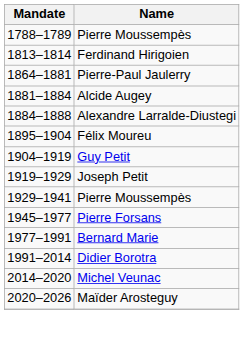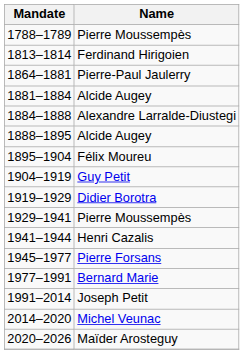+ row: (39, 136)
(113, 177) Joseph Petit -> (117, 197) Didier Borotra
+ row: (39, 237)
(117, 258) Didier Borotra -> (113, 298) Joseph Petit
